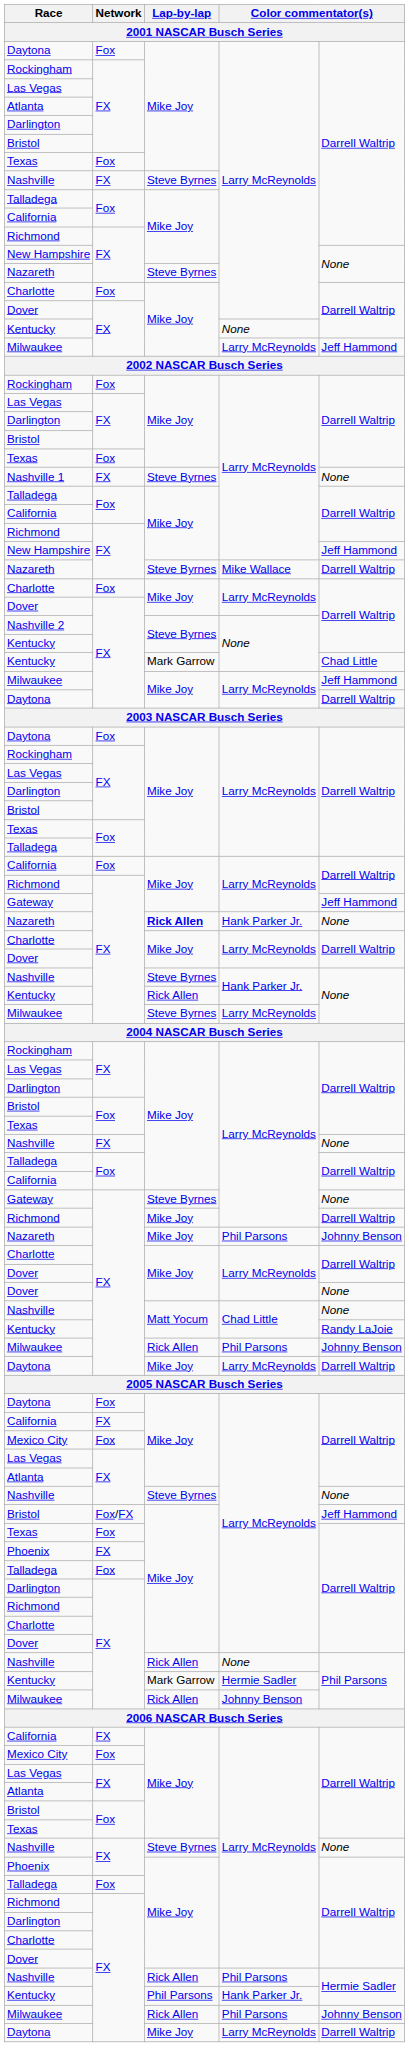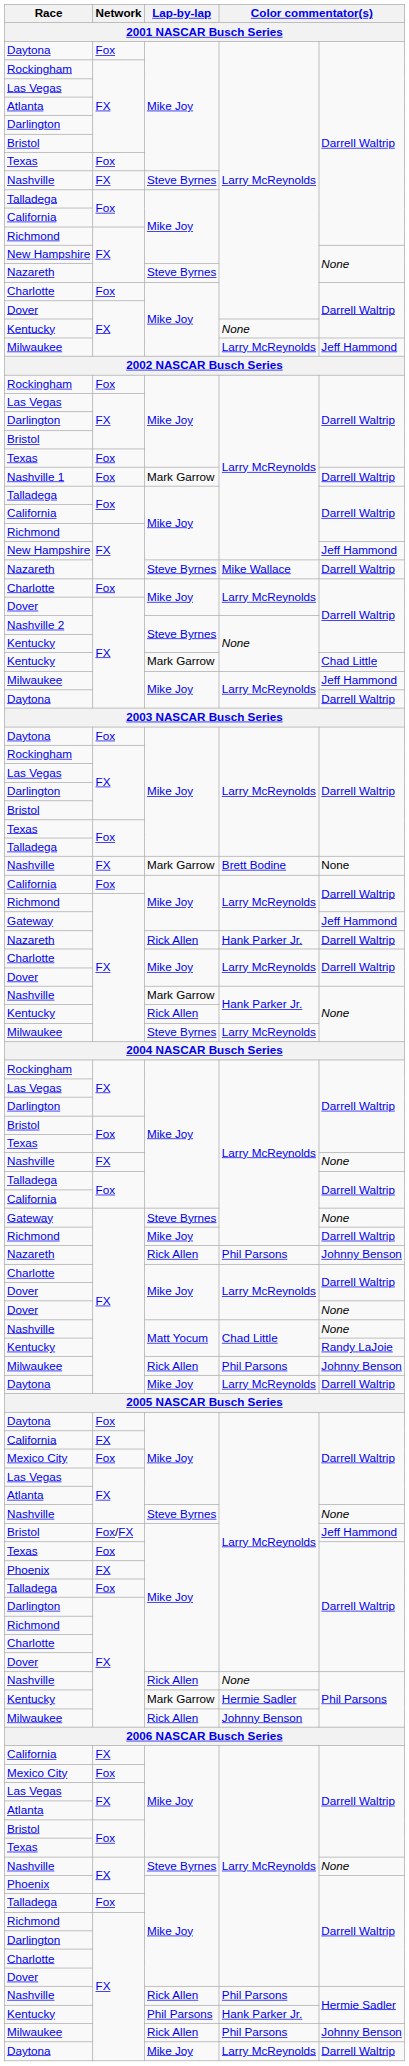(103, 476) FX -> (105, 476) Fox
(182, 476) Steve Byrnes -> (181, 476) Mark Garrow
(335, 476) None -> (358, 476) Darrell Waltrip
+ row: (31, 865)
(175, 921) bold -> (173, 939) normal
(335, 921) None -> (358, 939) Darrell Waltrip
(182, 976) Steve Byrnes -> (181, 995) Mark Garrow
(170, 1236) Mike Joy -> (173, 1254) Rick Allen
